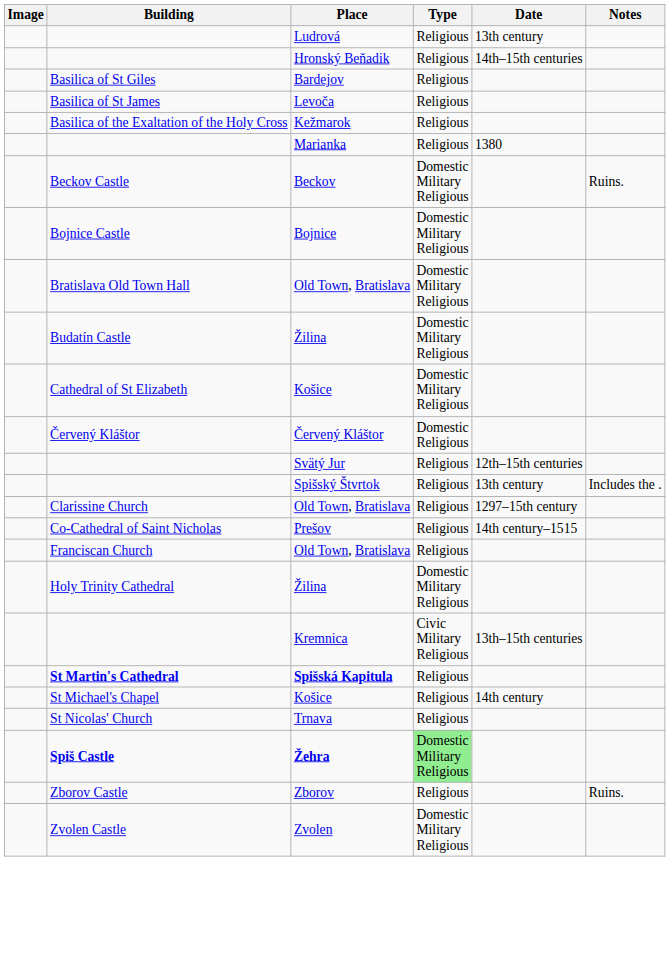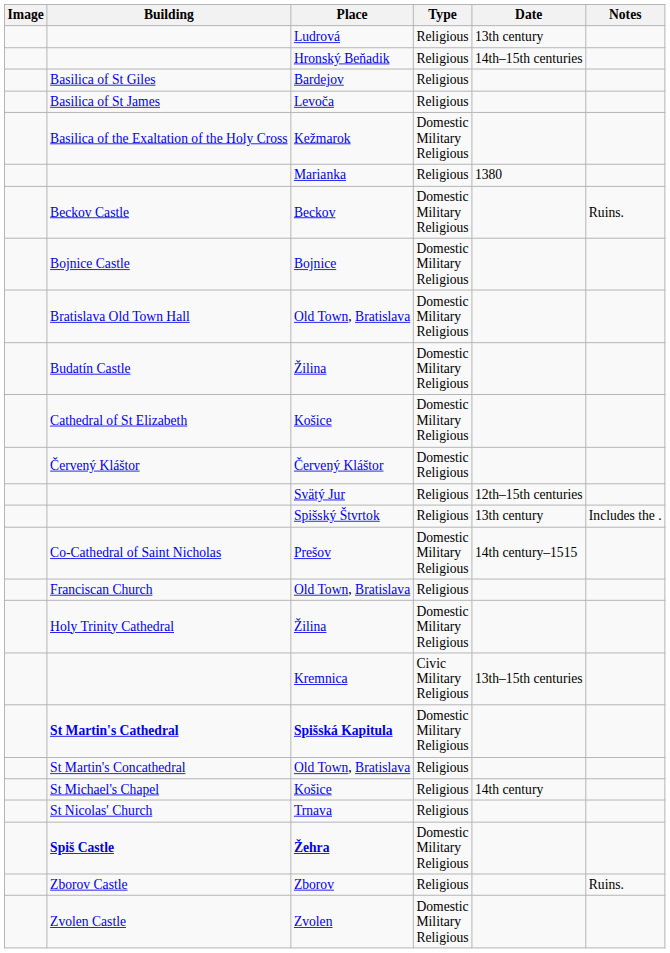(443, 123) Religious -> (443, 138) Domestic Military Religious
- row: (99, 507)
(443, 528) Religious -> (443, 553) Domestic Military Religious
(443, 676) Religious -> (443, 731) Domestic Military Religious
+ row: (118, 767)
(443, 756) lightgreen background -> (443, 847) no background
